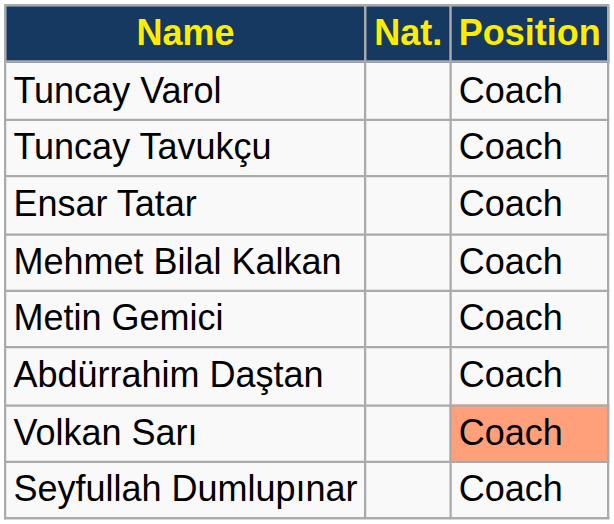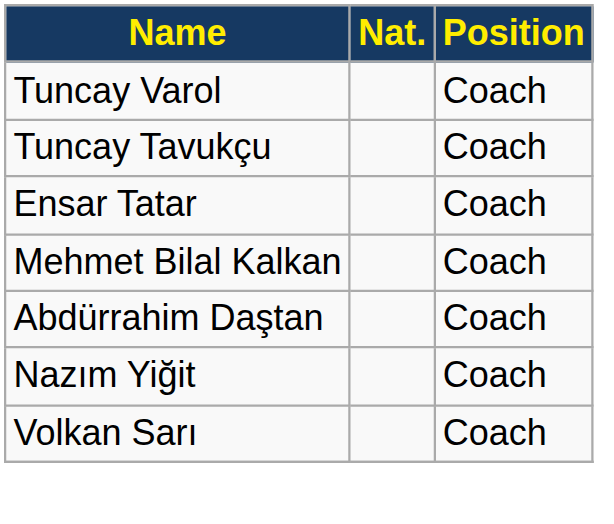- row: (118, 318)
+ row: (104, 375)
(511, 432) lightsalmon background -> (495, 432) no background
- row: (186, 489)
